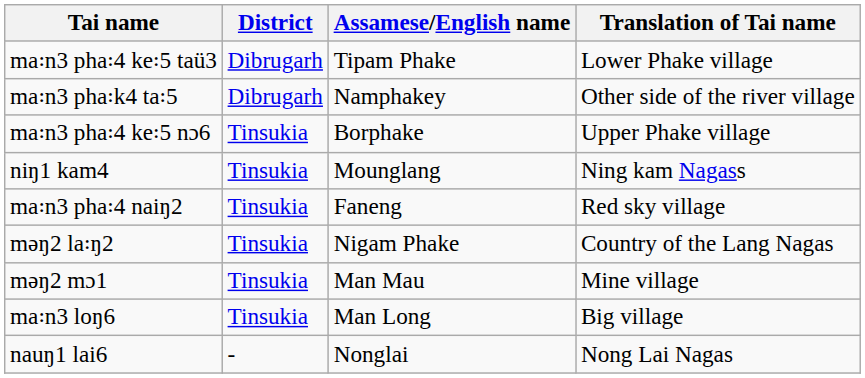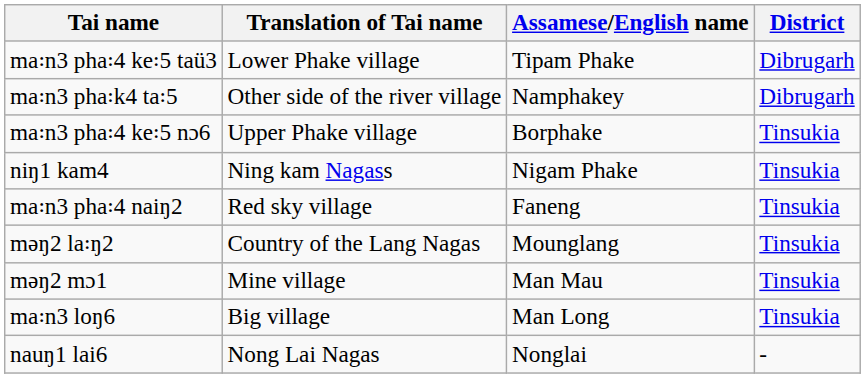columns swapped: (718, 22) <-> (275, 22)
(387, 170) Mounglang -> (575, 170) Nigam Phake
(396, 243) Nigam Phake -> (566, 243) Mounglang
